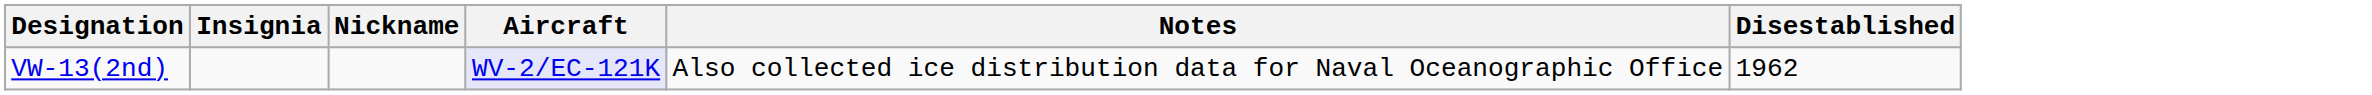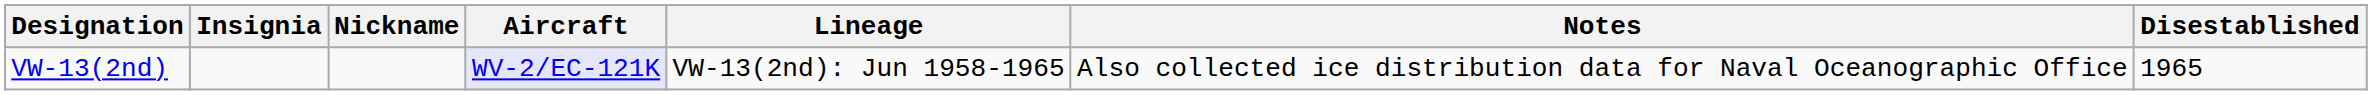+ column: (869, 26)
(1767, 69) 1962 -> (2172, 69) 1965
